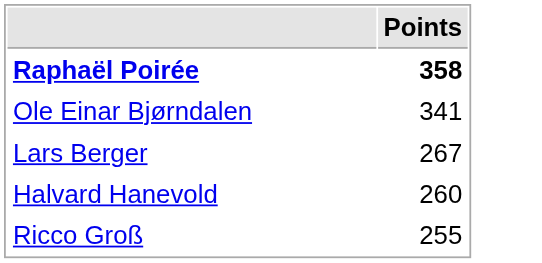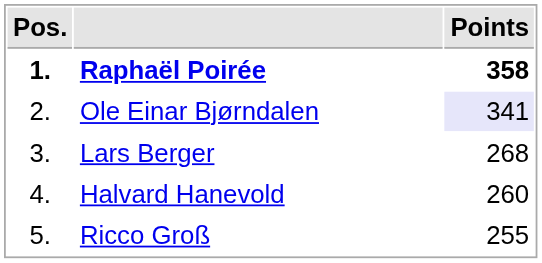+ column: (40, 27)
(441, 111) no background -> (508, 111) lavender background
(441, 153) 267 -> (508, 153) 268
